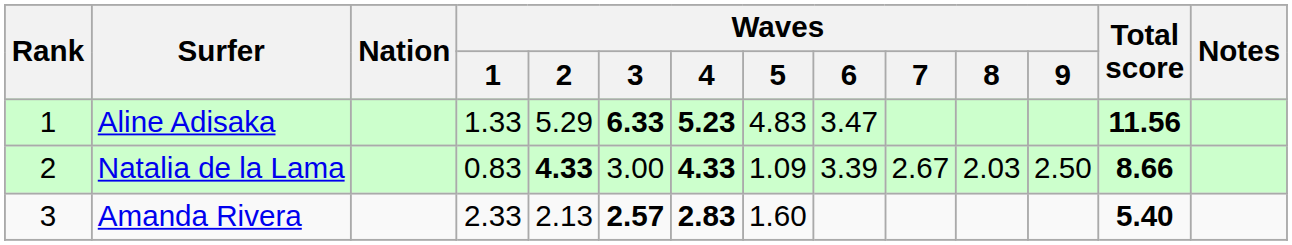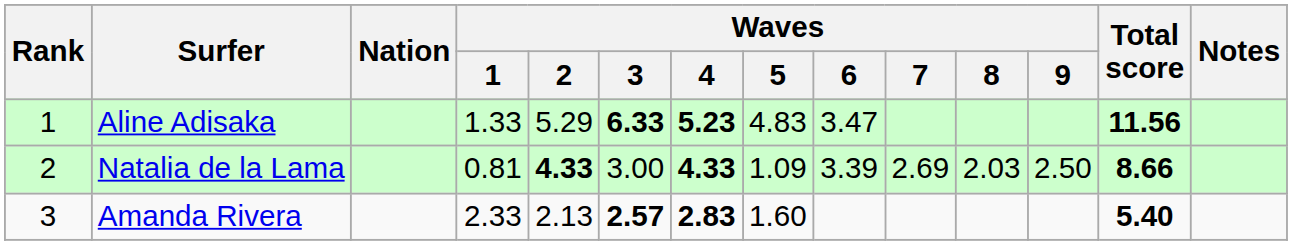(493, 168) 0.83 -> (493, 168) 0.81
(920, 168) 2.67 -> (920, 168) 2.69
